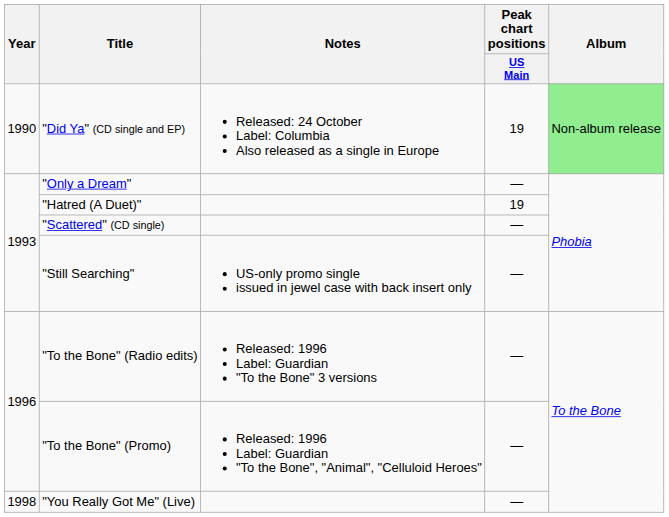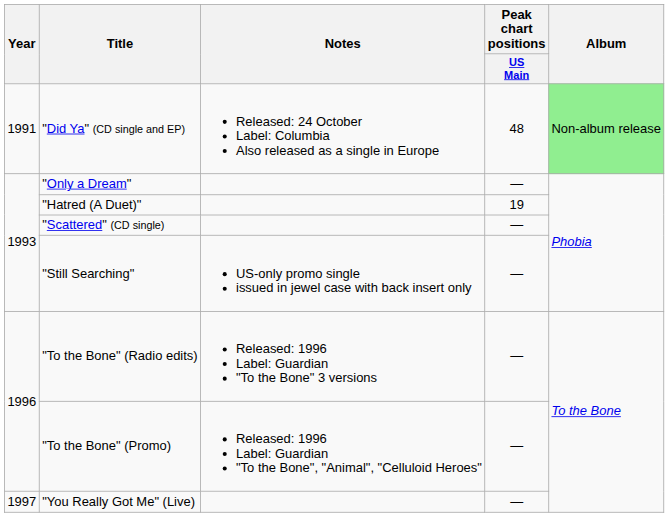(22, 128) 1990 -> (22, 128) 1991
(517, 128) 19 -> (517, 128) 48
(22, 501) 1998 -> (22, 501) 1997
